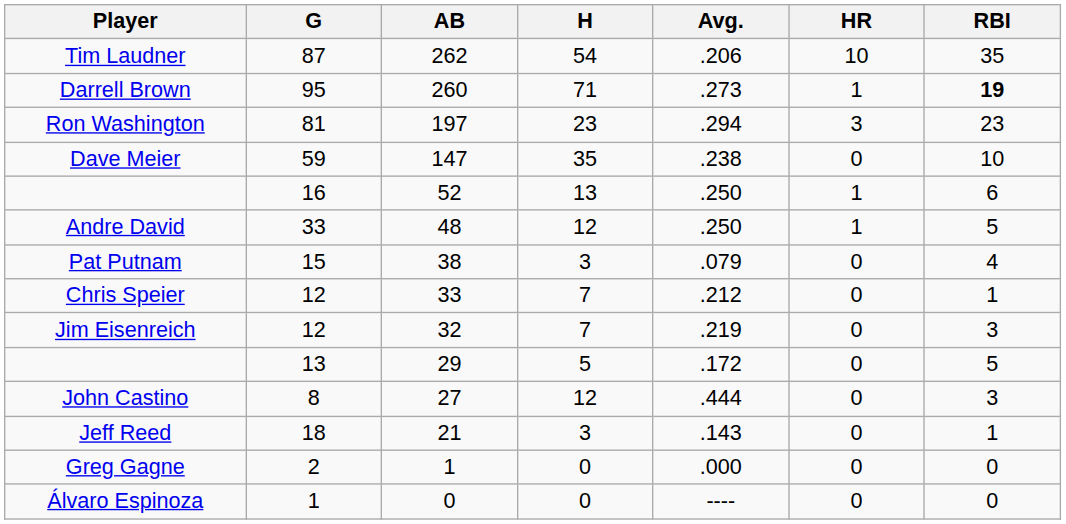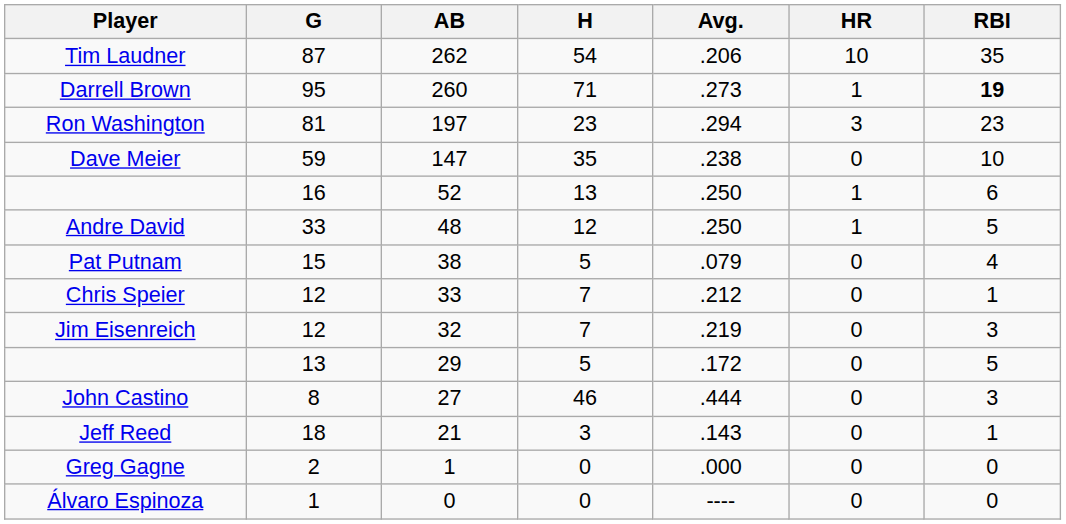(585, 261) 3 -> (585, 261) 5
(585, 398) 12 -> (585, 398) 46
